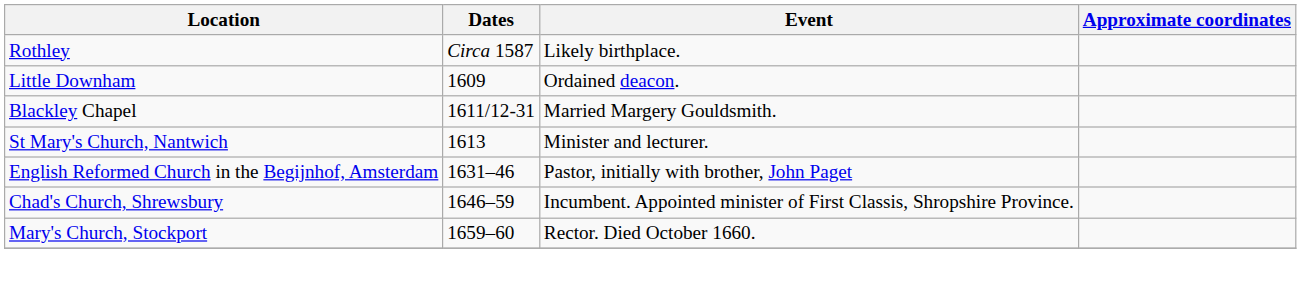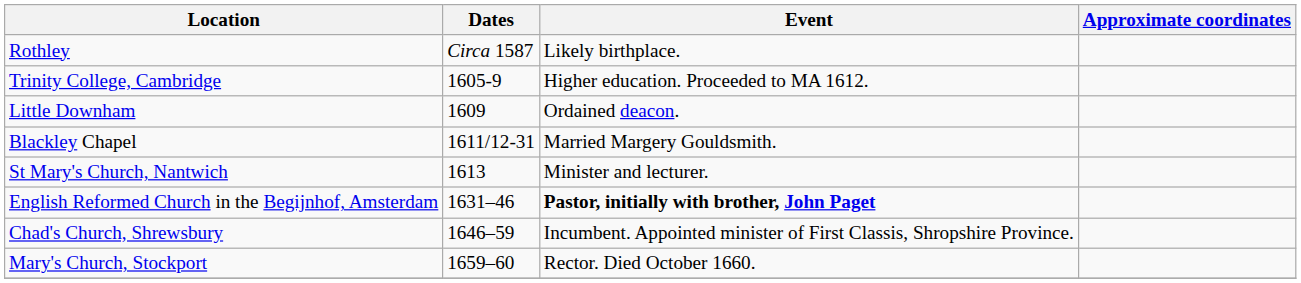+ row: (115, 80)
(698, 171) normal -> (710, 202) bold
